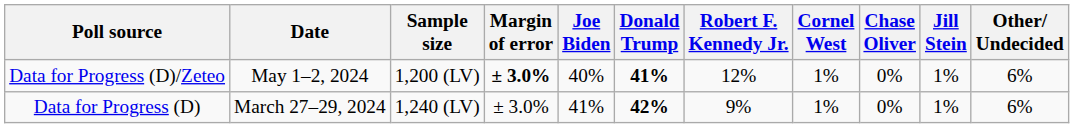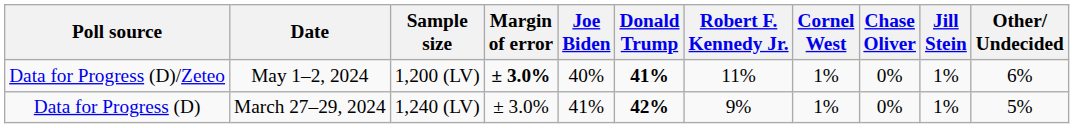(739, 75) 12% -> (739, 75) 11%
(1020, 107) 6% -> (1020, 107) 5%
